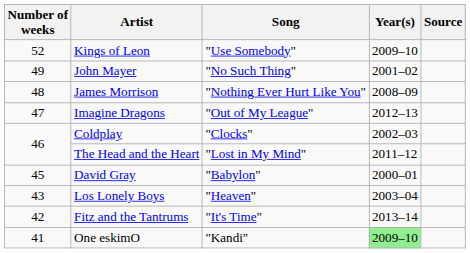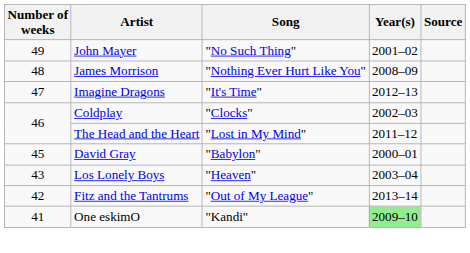- row: (112, 50)
(259, 112) "Out of My League" -> (234, 92) "It's Time"
(234, 216) "It's Time" -> (259, 196) "Out of My League"
